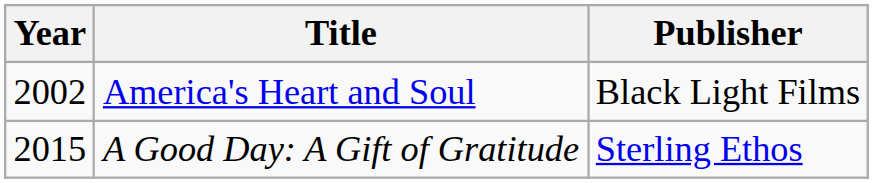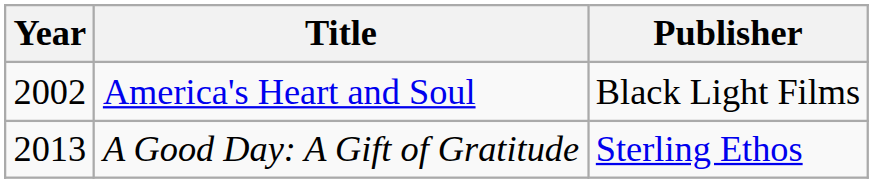(50, 148) 2015 -> (50, 148) 2013
